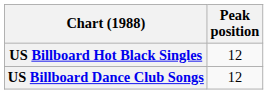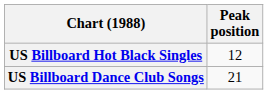(235, 77) 12 -> (235, 77) 21
